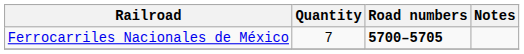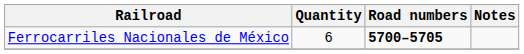(329, 38) 7 -> (329, 38) 6
